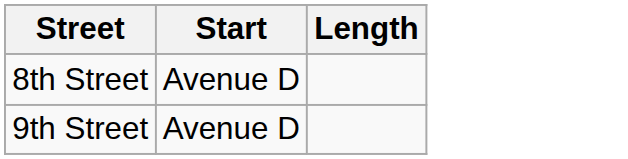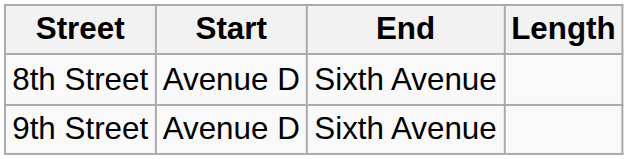+ column: (405, 29)
